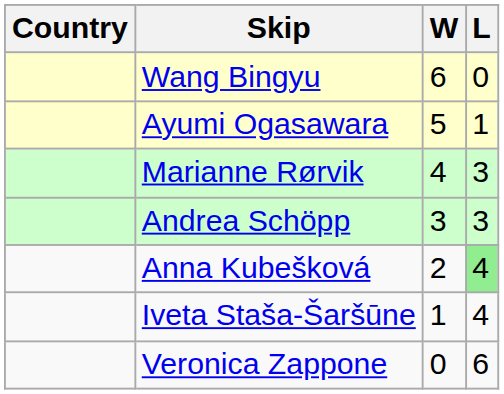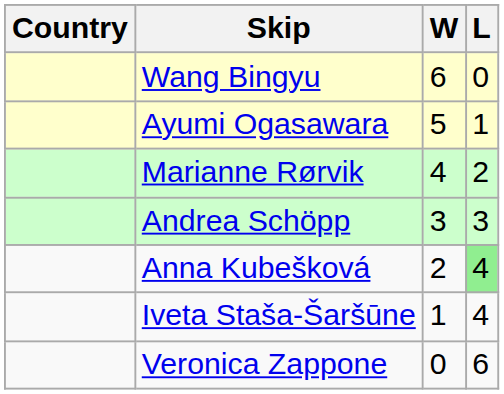(481, 172) 3 -> (481, 172) 2
